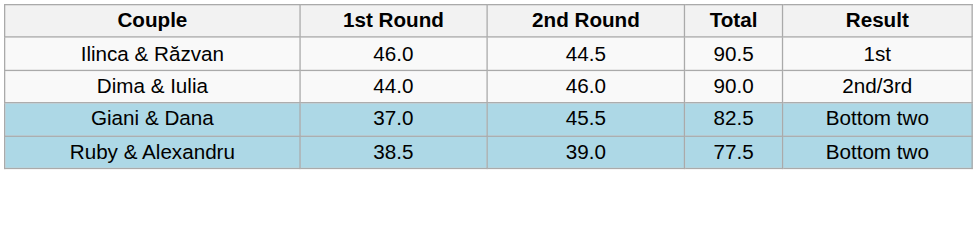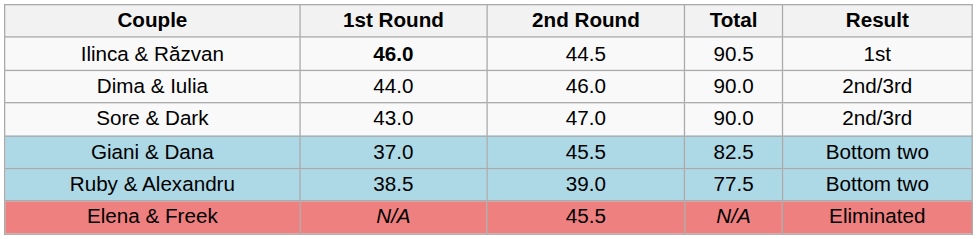(393, 53) normal -> (393, 53) bold
+ row: (152, 119)
+ row: (152, 217)
